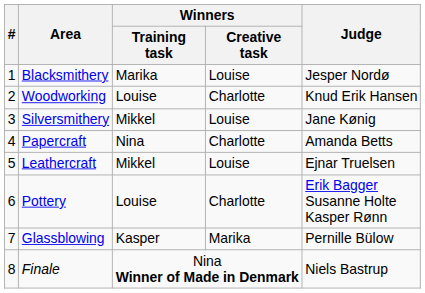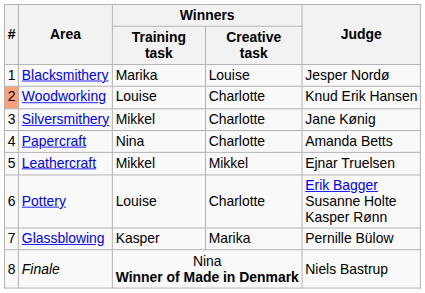(12, 97) no background -> (12, 97) lightsalmon background
(229, 119) Louise -> (237, 119) Charlotte
(229, 163) Louise -> (228, 163) Mikkel
